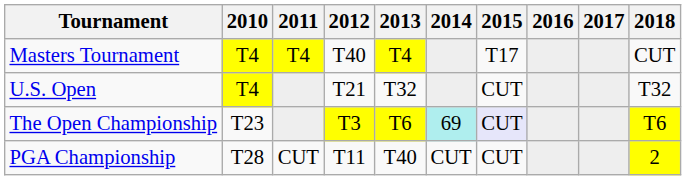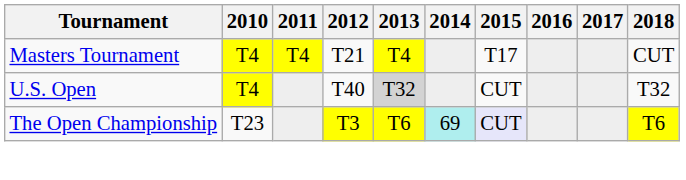(349, 55) T40 -> (348, 55) T21
(349, 89) T21 -> (348, 89) T40
(400, 89) no background -> (399, 89) lightgrey background
- row: (92, 158)
